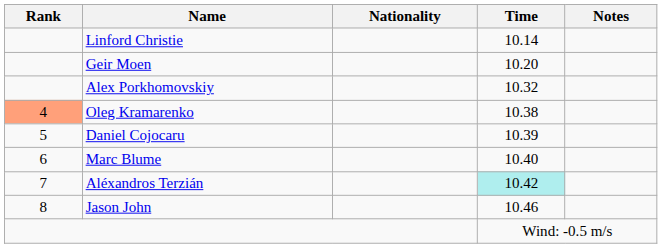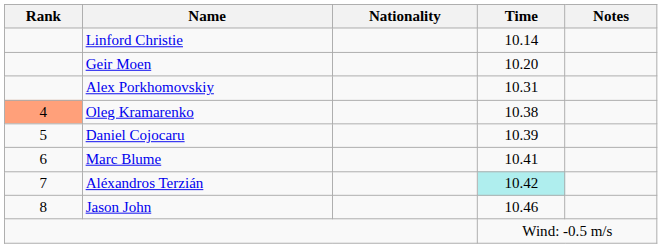(521, 87) 10.32 -> (521, 87) 10.31
(521, 159) 10.40 -> (521, 159) 10.41
